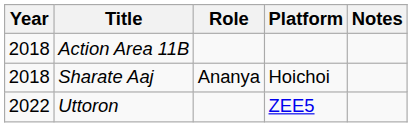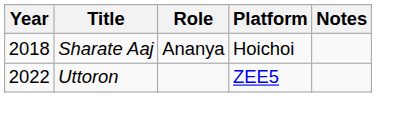- row: (124, 48)
